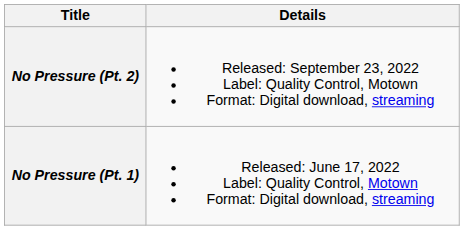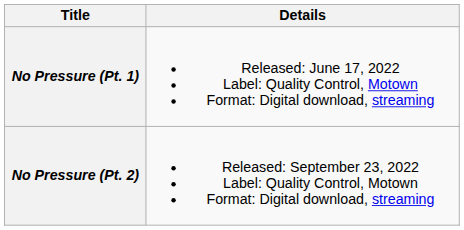rows swapped: (75, 175) <-> (75, 76)
